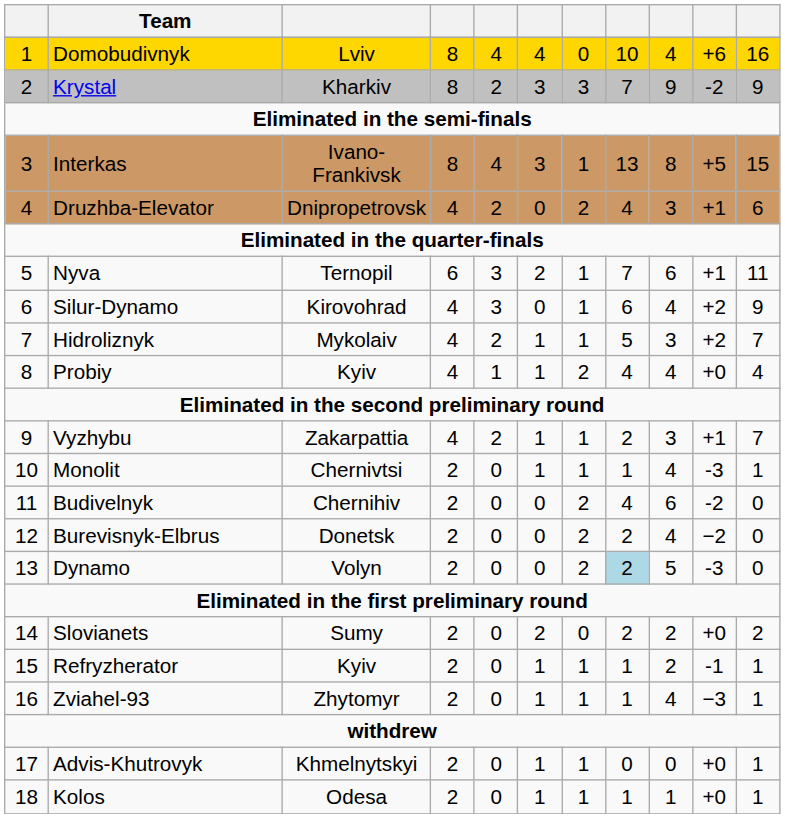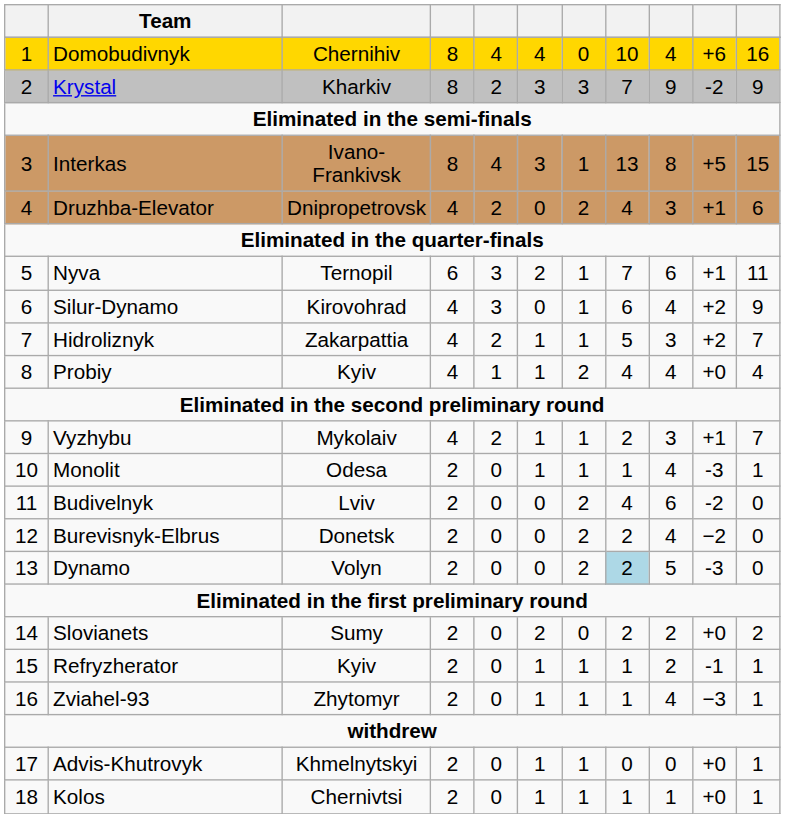(357, 54) Lviv -> (357, 54) Chernihiv
(357, 339) Mykolaiv -> (357, 339) Zakarpattia
(357, 437) Zakarpattia -> (357, 437) Mykolaiv
(357, 470) Chernivtsi -> (357, 470) Odesa
(357, 502) Chernihiv -> (357, 502) Lviv
(357, 797) Odesa -> (357, 797) Chernivtsi
